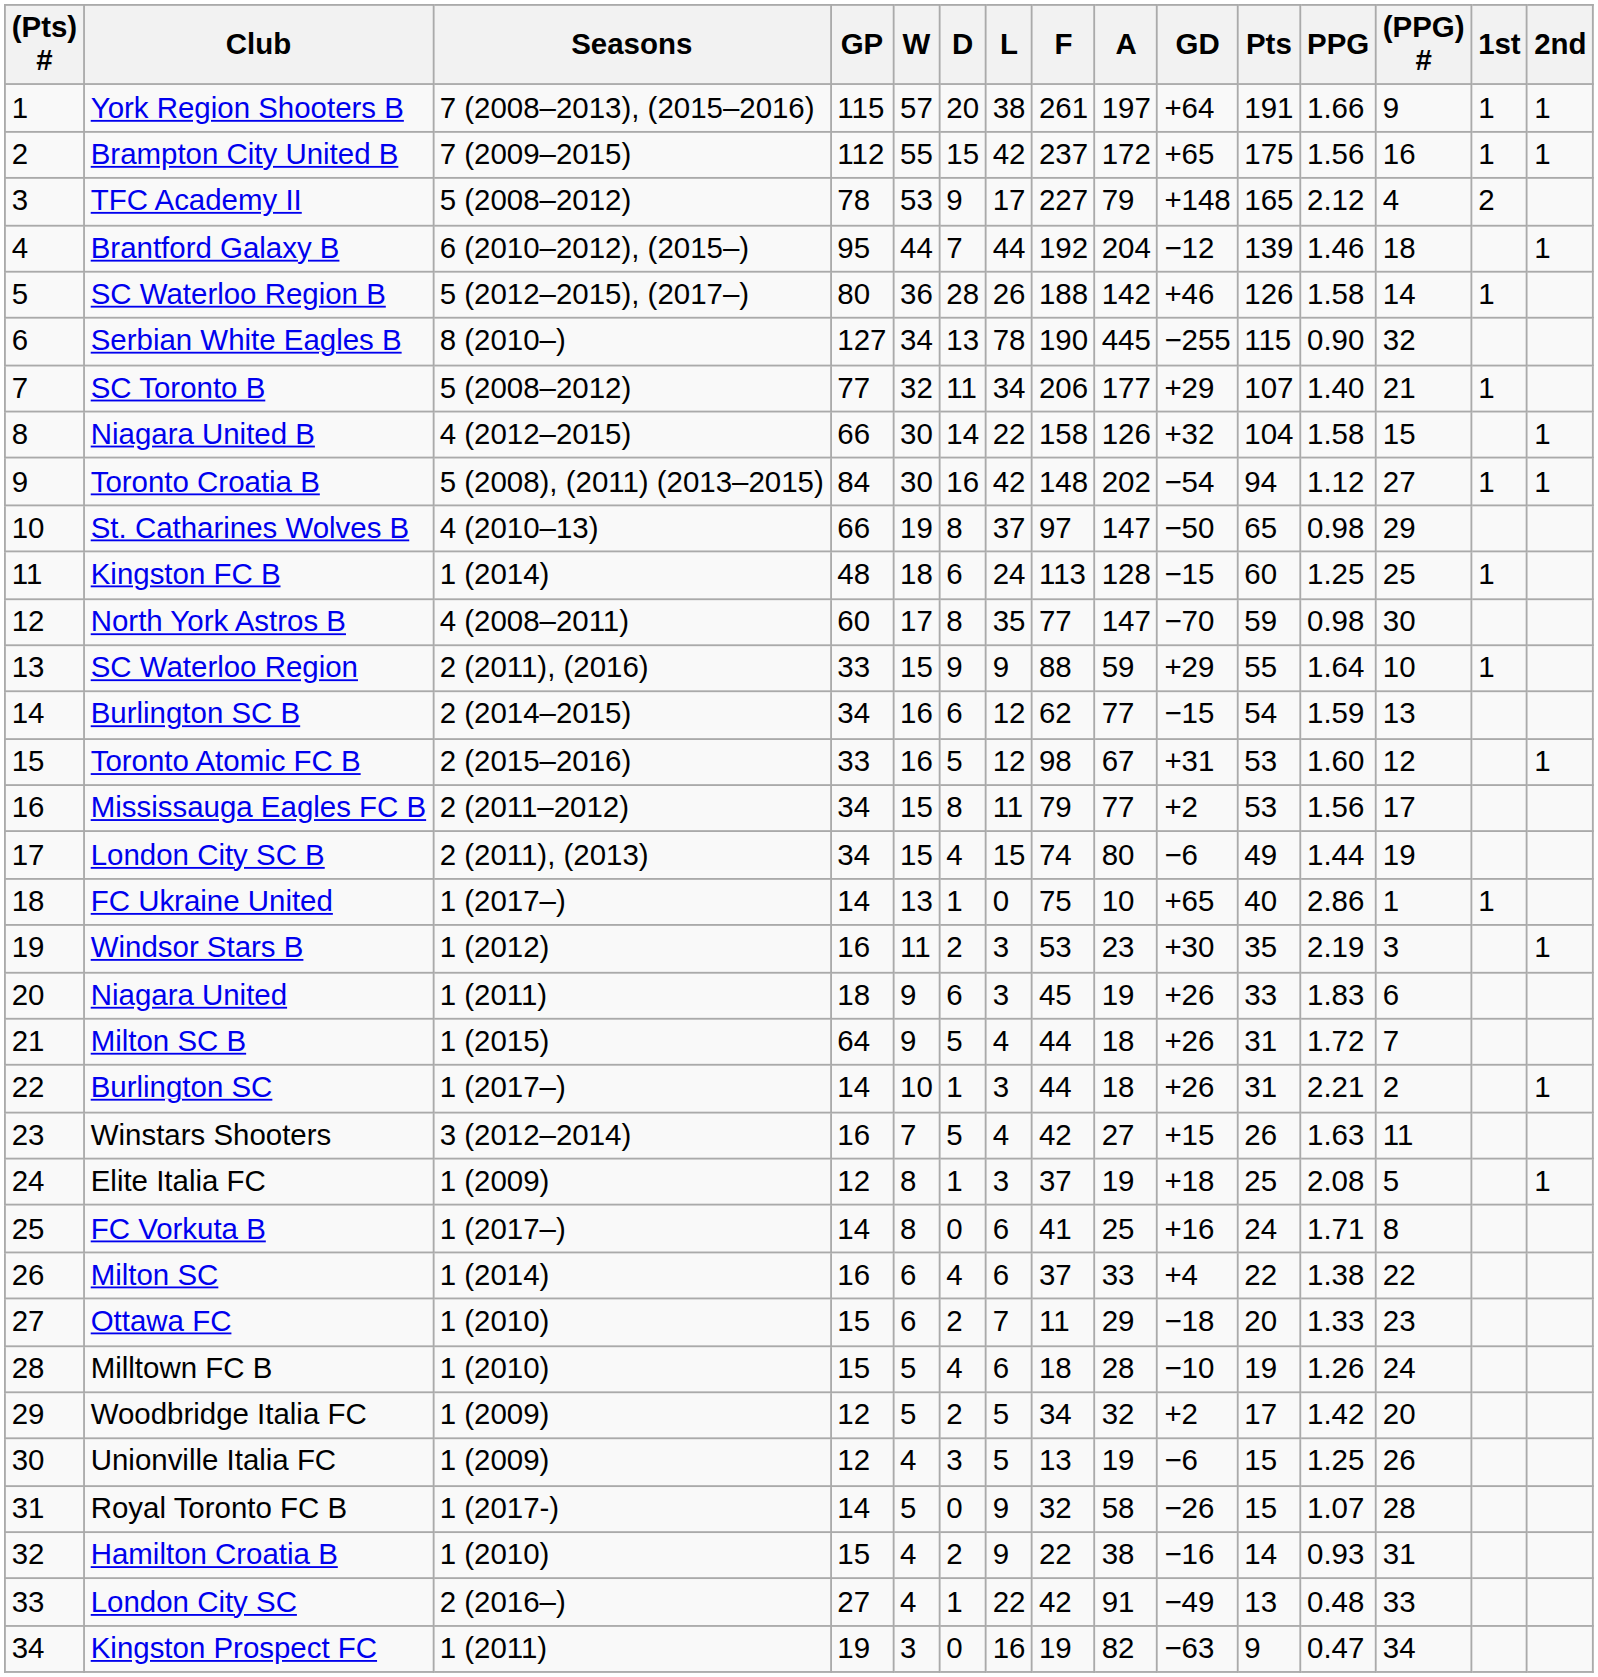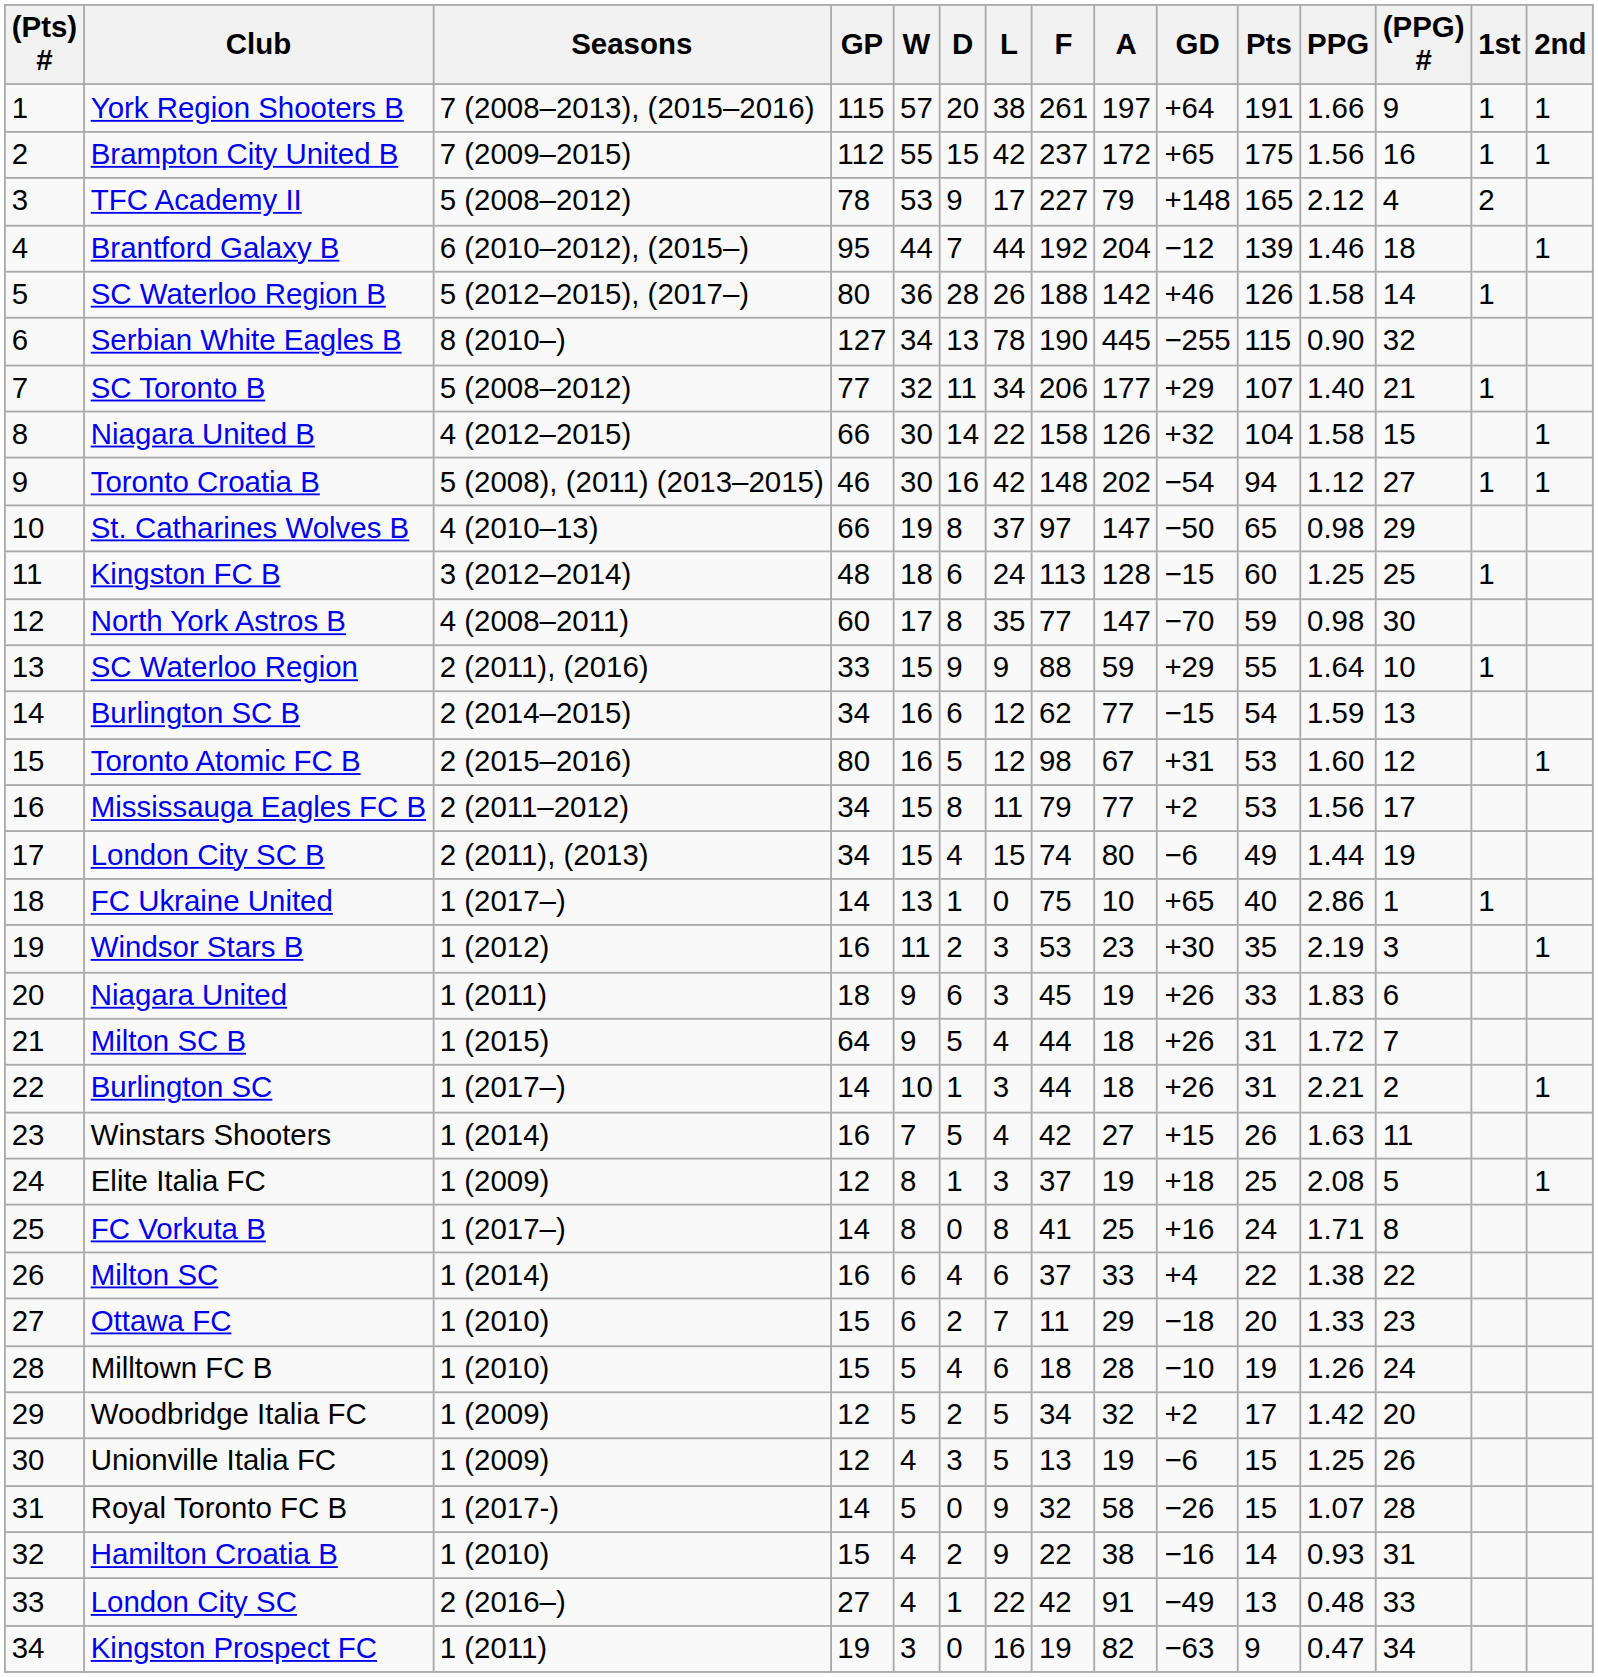(854, 481) 84 -> (854, 481) 46
(495, 574) 1 (2014) -> (535, 574) 3 (2012–2014)
(854, 761) 33 -> (854, 761) 80
(535, 1134) 3 (2012–2014) -> (495, 1134) 1 (2014)
(1001, 1228) 6 -> (1001, 1228) 8
